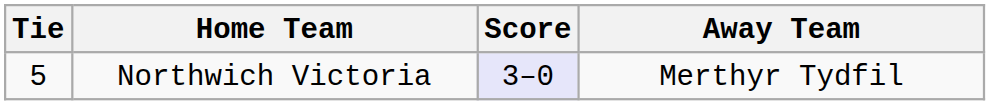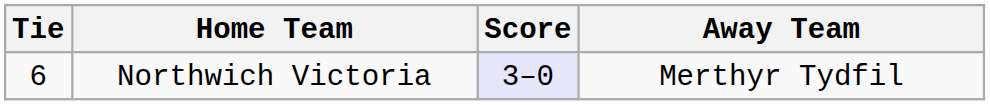(38, 76) 5 -> (38, 76) 6
